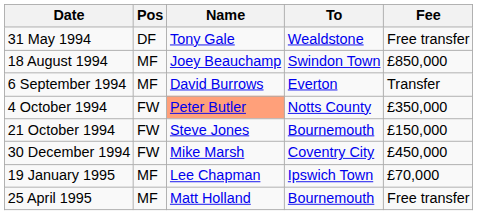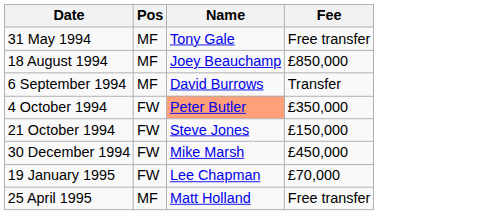- column: (334, 15)
(146, 38) DF -> (147, 38) MF
(147, 175) MF -> (148, 175) FW
